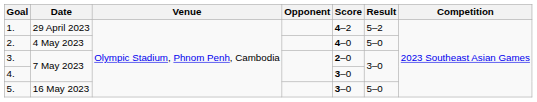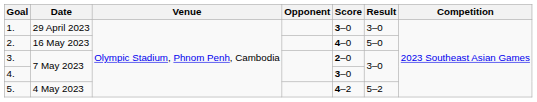(343, 27) 4–2 -> (343, 27) 3–0
(375, 27) 5–2 -> (375, 27) 3–0
(58, 43) 4 May 2023 -> (61, 43) 16 May 2023
(61, 89) 16 May 2023 -> (58, 89) 4 May 2023
(343, 89) 3–0 -> (343, 89) 4–2
(375, 89) 5–0 -> (375, 89) 5–2
